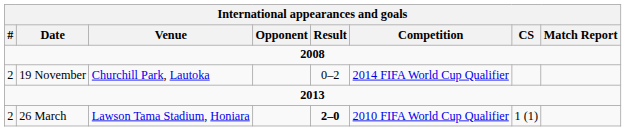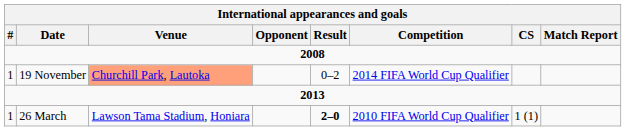(10, 75) 2 -> (10, 75) 1
(151, 75) no background -> (151, 75) lightsalmon background
(10, 115) 2 -> (10, 115) 1
